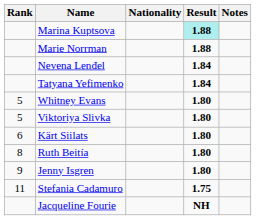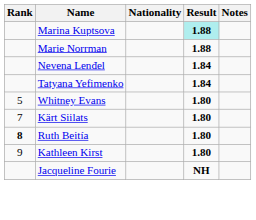- row: (74, 118)
(20, 135) 6 -> (20, 118) 7
(20, 153) normal -> (20, 135) bold
+ row: (70, 153)
- row: (66, 170)
- row: (80, 188)
